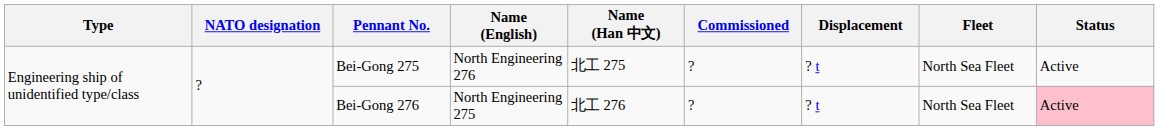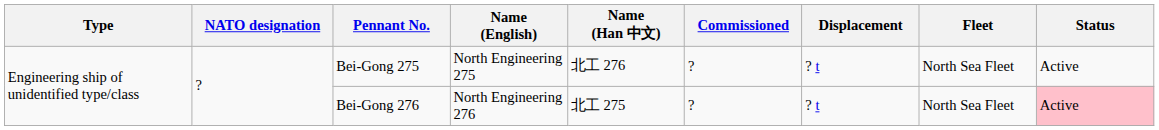(508, 66) North Engineering 276 -> (508, 66) North Engineering 275
(598, 65) 北工 275 -> (598, 65) 北工 276
(508, 105) North Engineering 275 -> (508, 105) North Engineering 276
(598, 105) 北工 276 -> (598, 105) 北工 275
